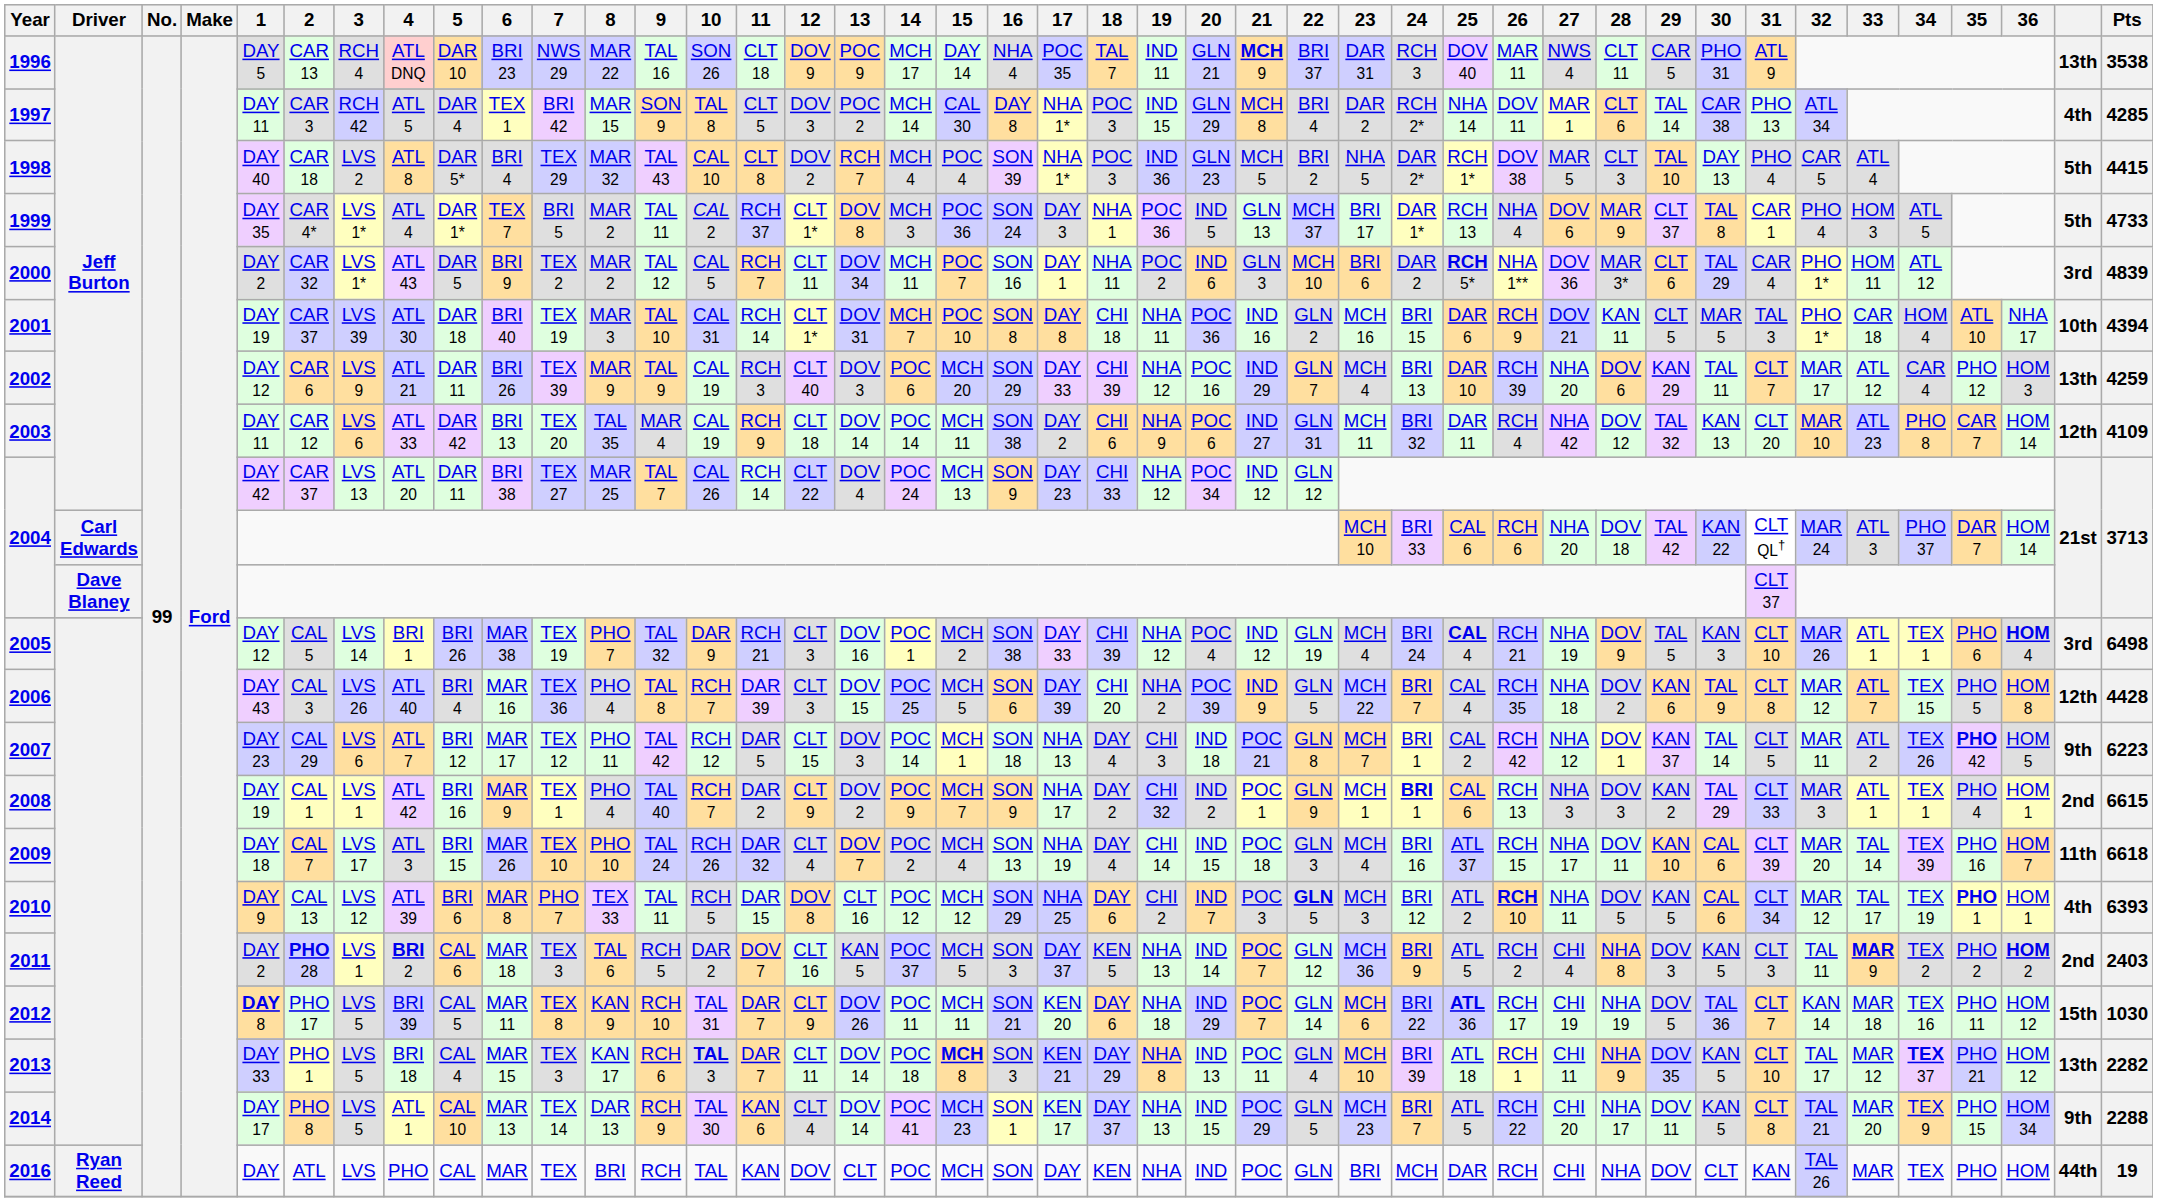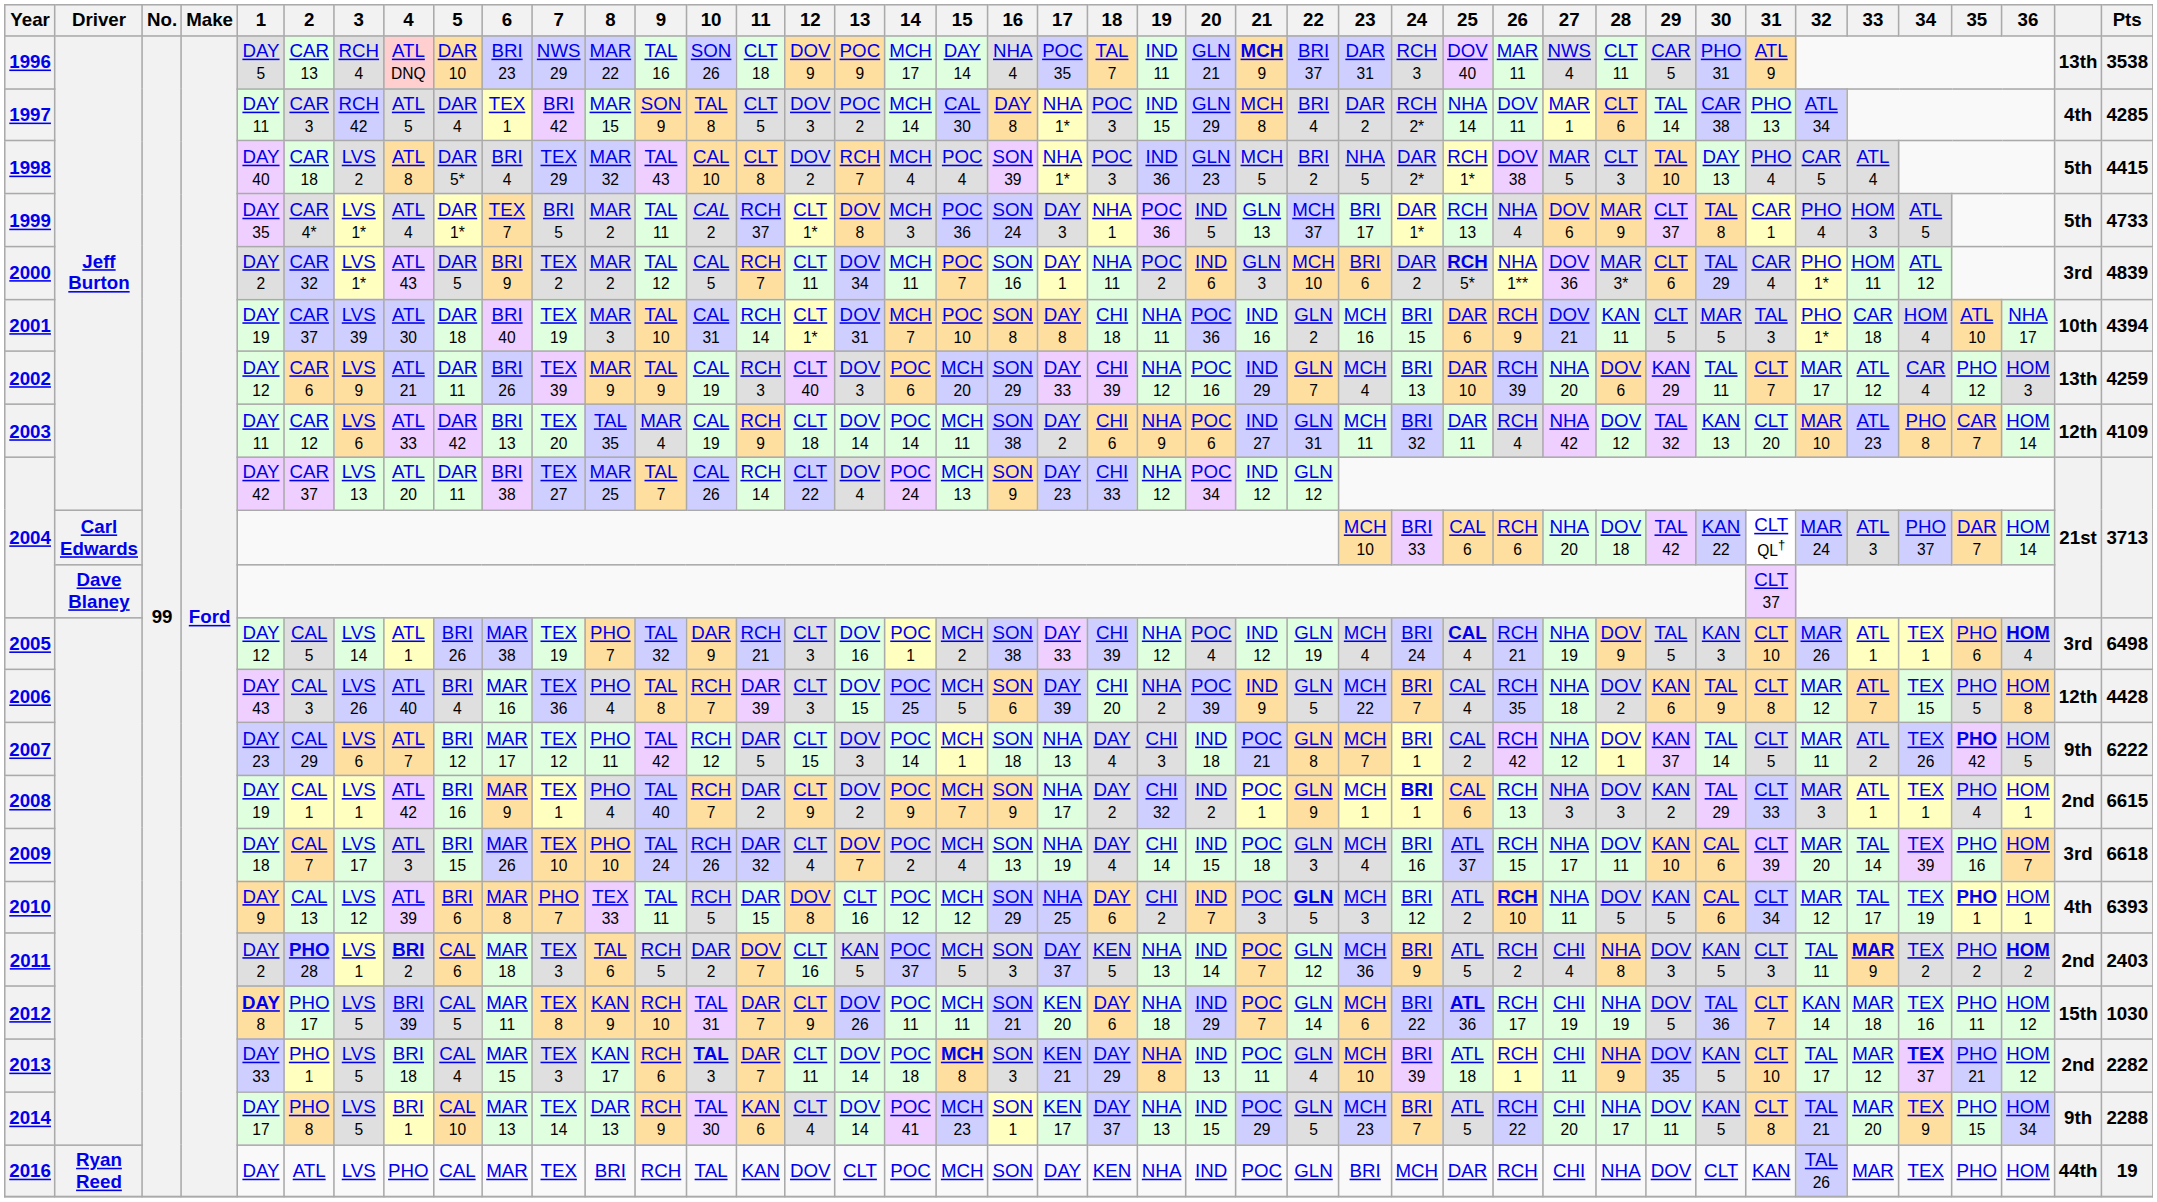(408, 643) BRI 1 -> (408, 643) ATL 1
(2127, 749) 6223 -> (2127, 749) 6222
(2078, 855) 11th -> (2078, 855) 3rd
(2078, 1065) 13th -> (2078, 1065) 2nd
(408, 1117) ATL 1 -> (408, 1117) BRI 1
